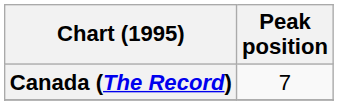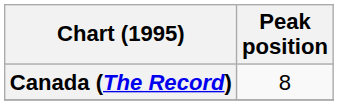(285, 81) 7 -> (285, 81) 8
